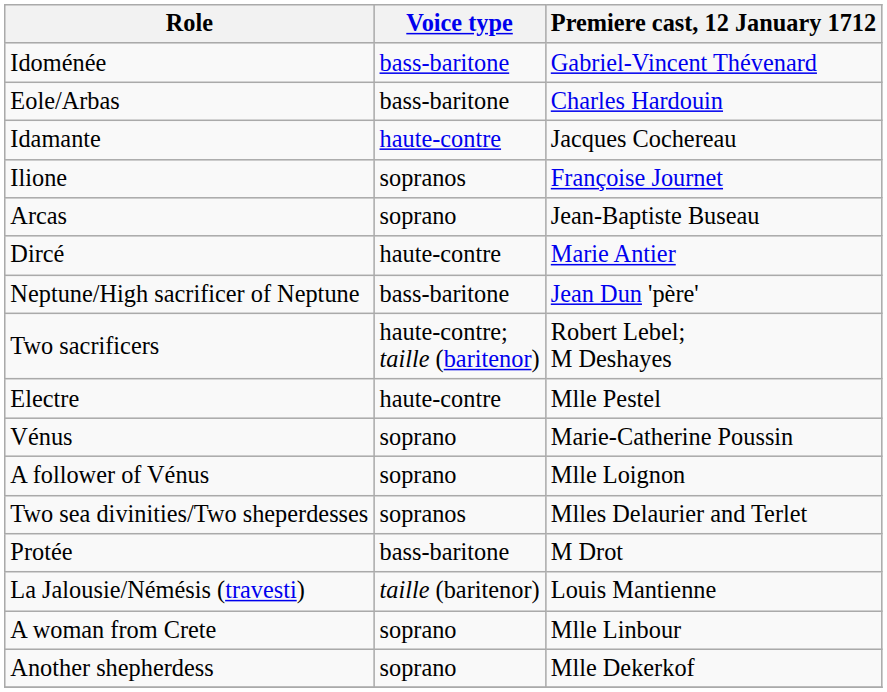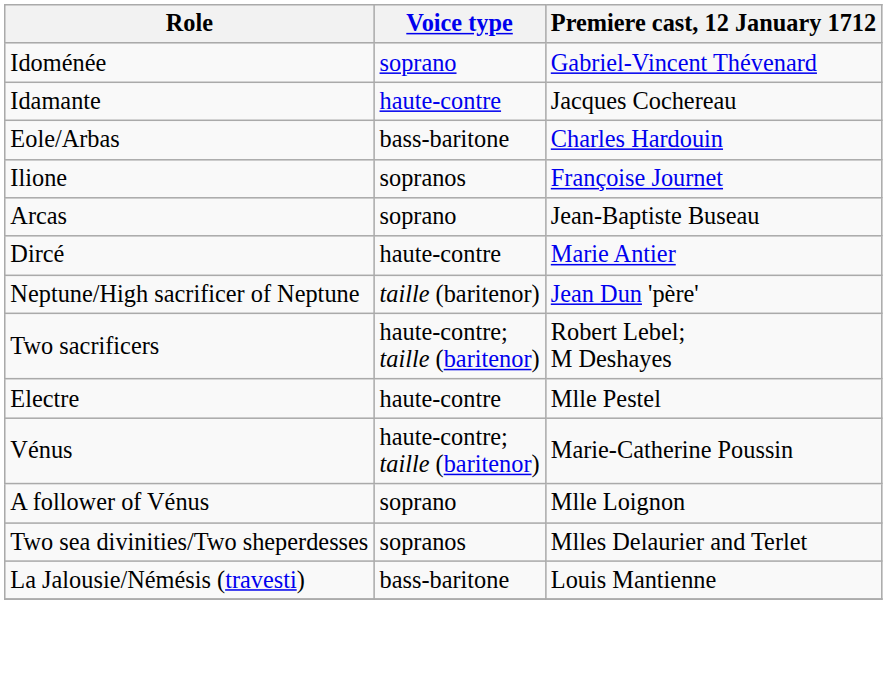(444, 62) bass-baritone -> (418, 62) soprano
rows swapped: (65, 100) <-> (56, 139)
(444, 293) bass-baritone -> (460, 293) taille (baritenor)
(418, 436) soprano -> (460, 450) haute-contre; taille (baritenor)
- row: (41, 552)
(460, 591) taille (baritenor) -> (444, 579) bass-baritone
- row: (113, 629)
- row: (112, 668)
